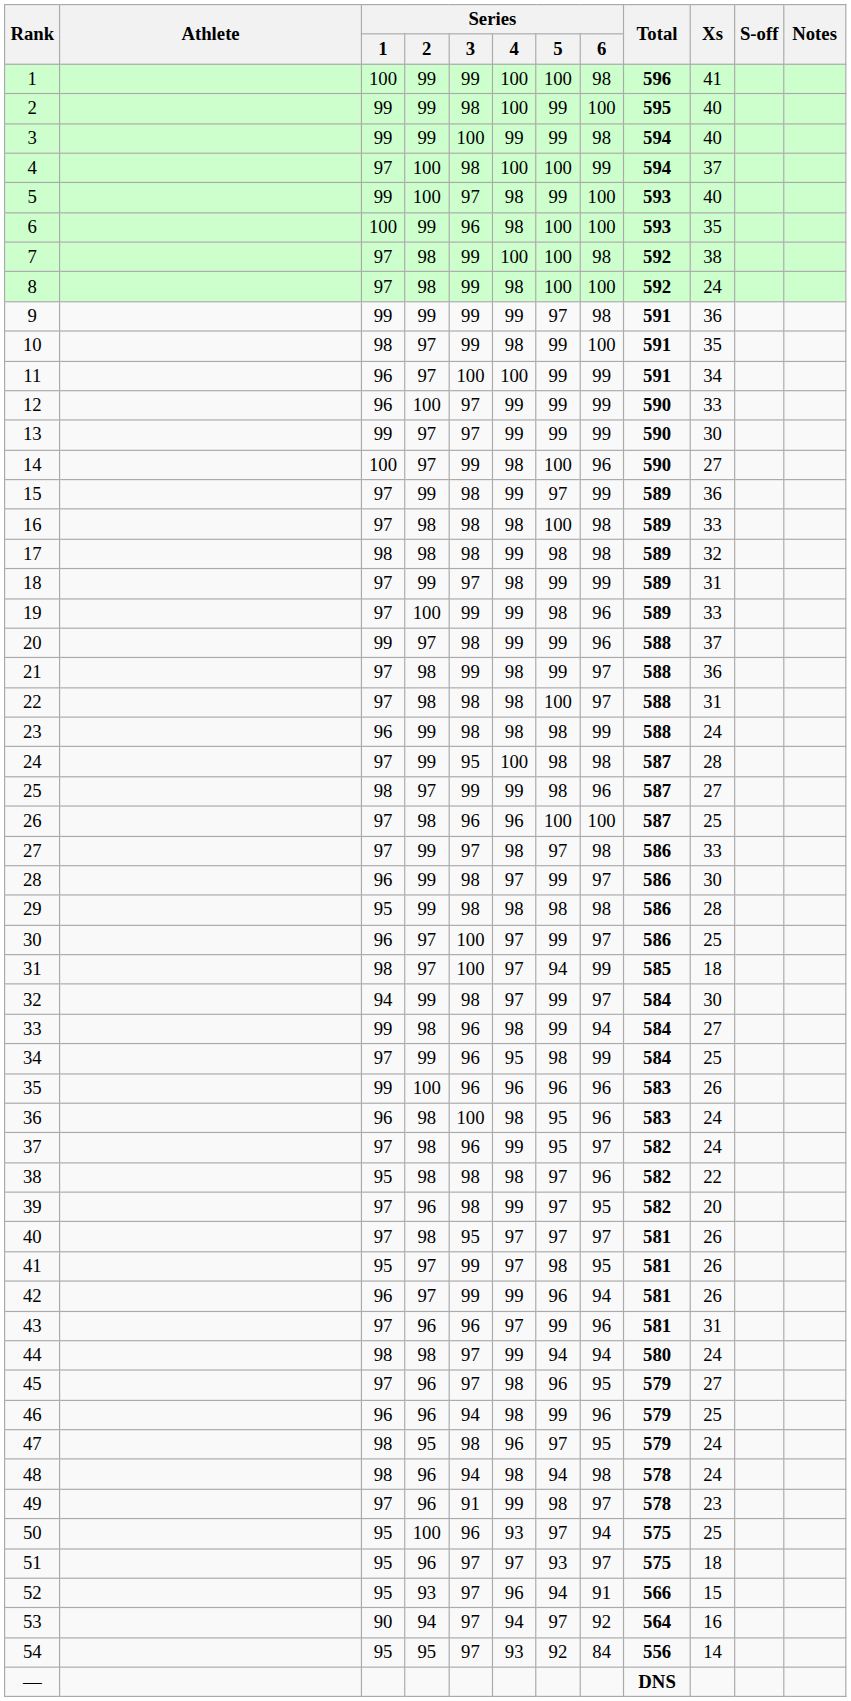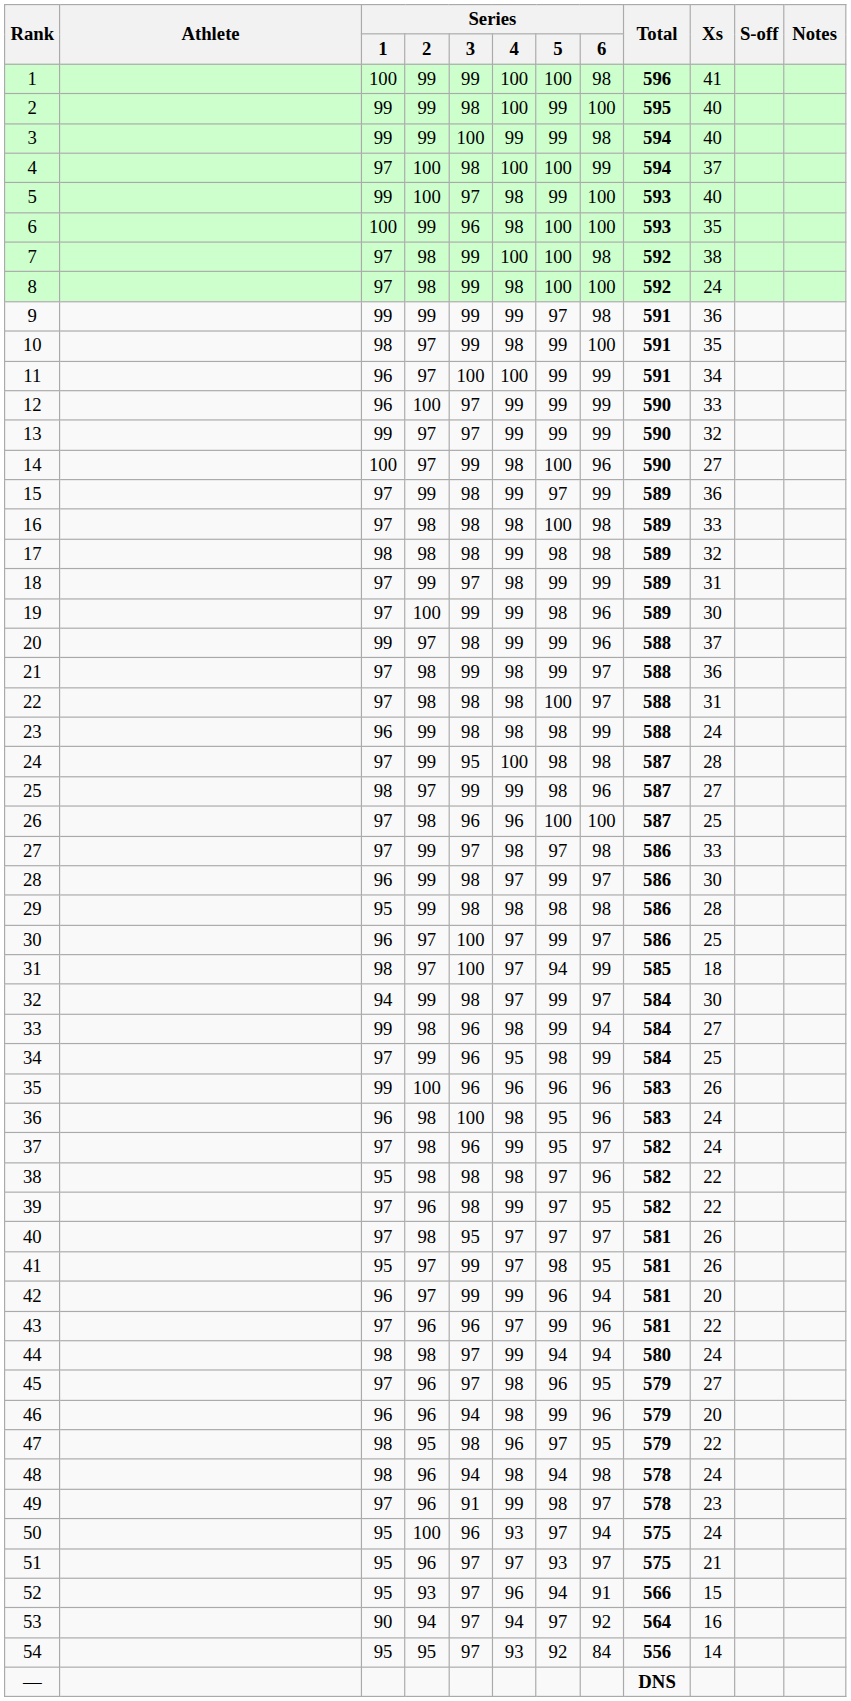(713, 434) 30 -> (713, 434) 32
(713, 613) 33 -> (713, 613) 30
(713, 1206) 20 -> (713, 1206) 22
(713, 1295) 26 -> (713, 1295) 20
(713, 1325) 31 -> (713, 1325) 22
(713, 1414) 25 -> (713, 1414) 20
(713, 1444) 24 -> (713, 1444) 22
(713, 1533) 25 -> (713, 1533) 24
(713, 1563) 18 -> (713, 1563) 21
